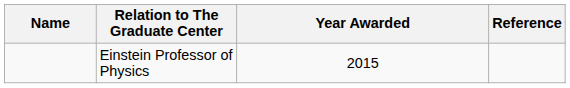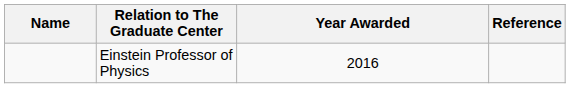(363, 63) 2015 -> (363, 63) 2016
